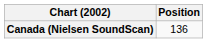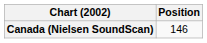(179, 29) 136 -> (179, 29) 146
